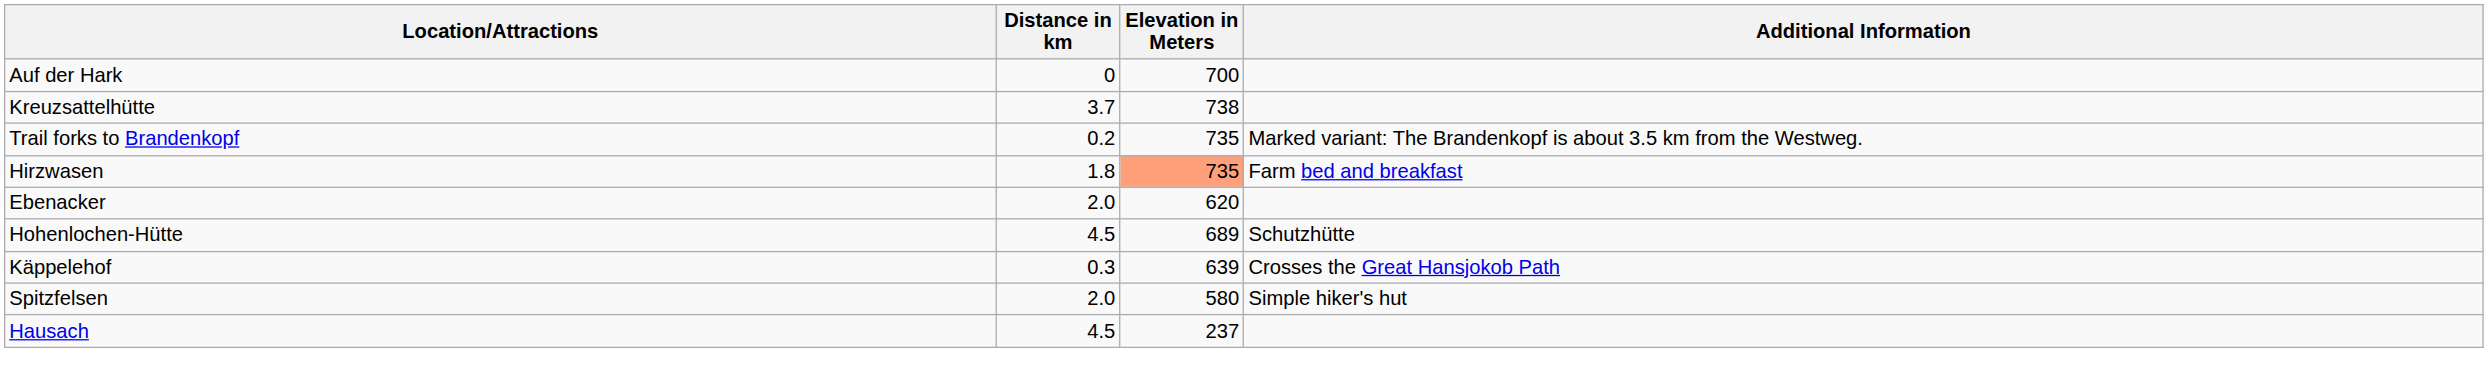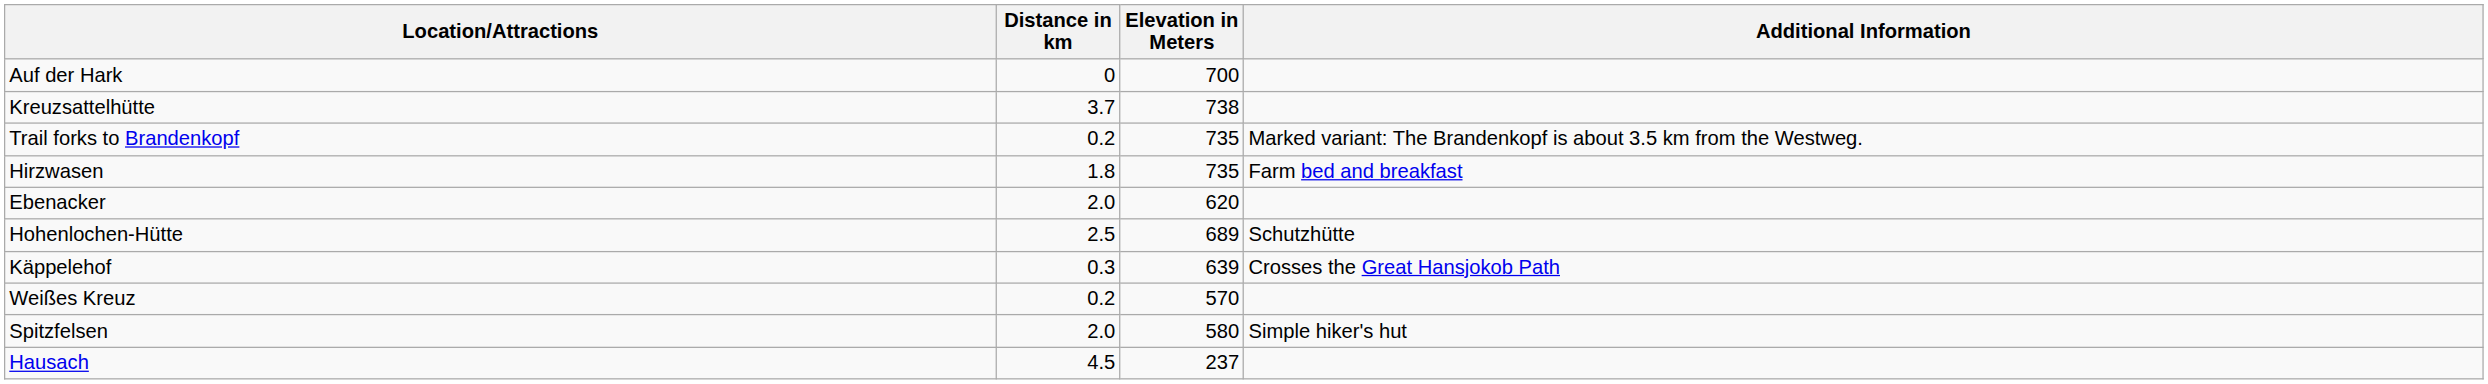(1222, 171) lightsalmon background -> (1222, 171) no background
(1101, 235) 4.5 -> (1101, 235) 2.5
+ row: (72, 298)
